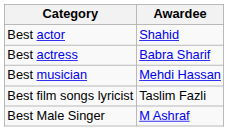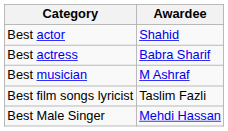(180, 75) Mehdi Hassan -> (164, 75) M Ashraf
(164, 116) M Ashraf -> (180, 116) Mehdi Hassan
